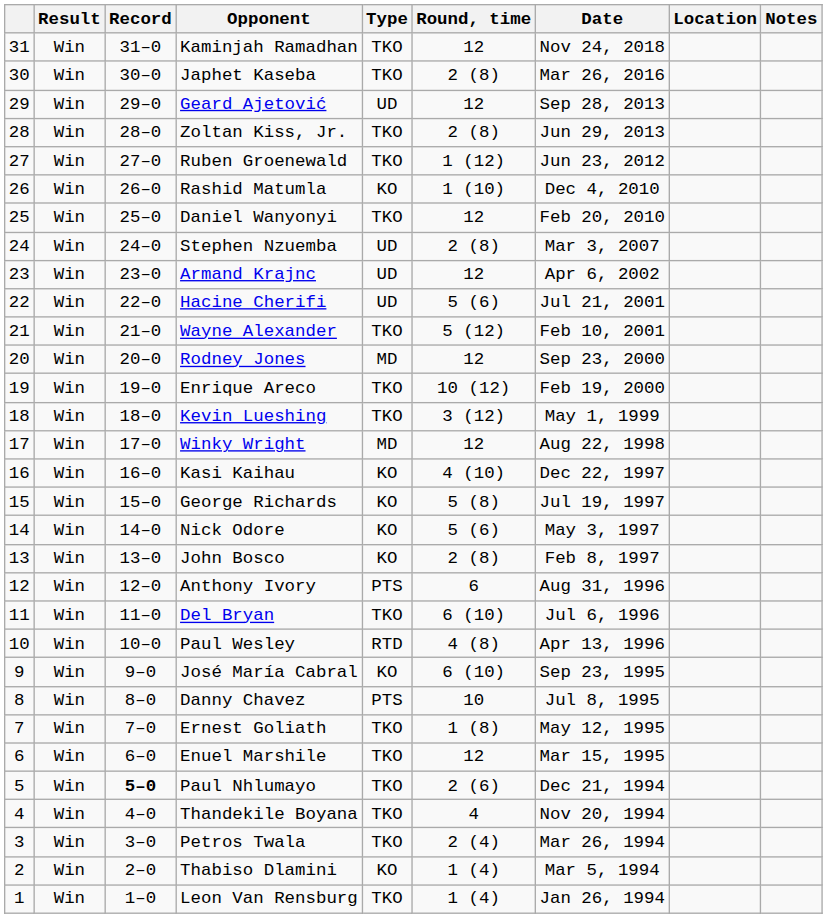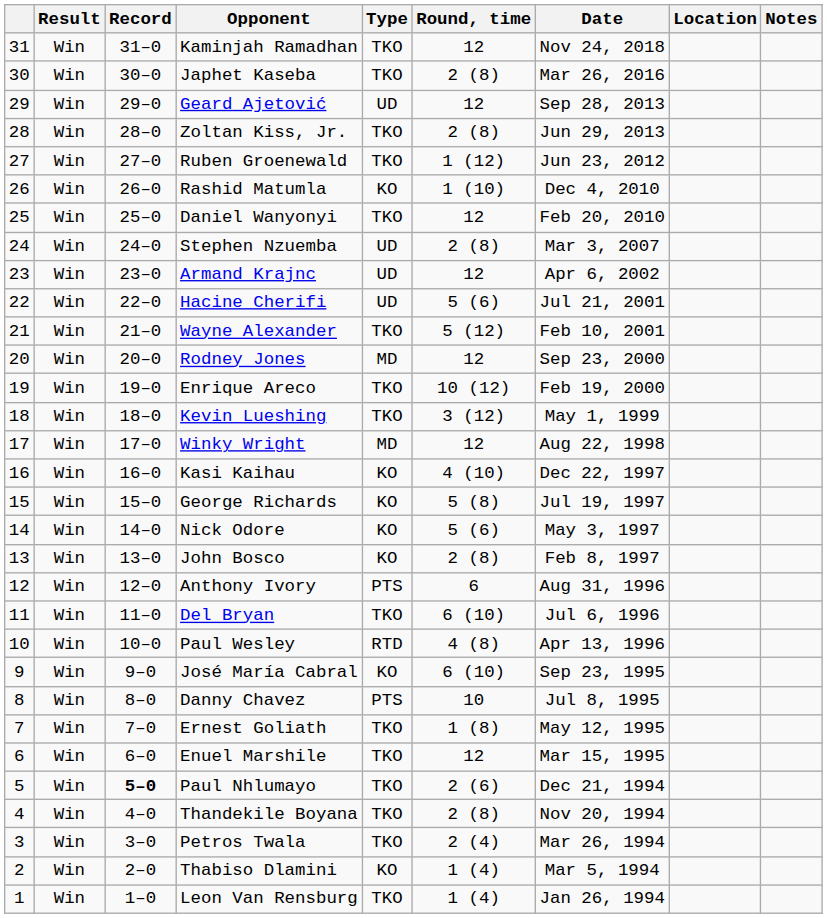(474, 814) 4 -> (474, 814) 2 (8)
